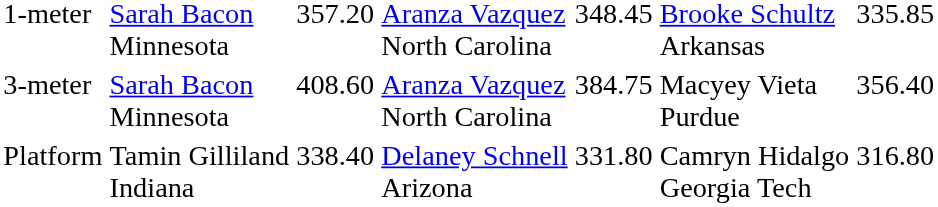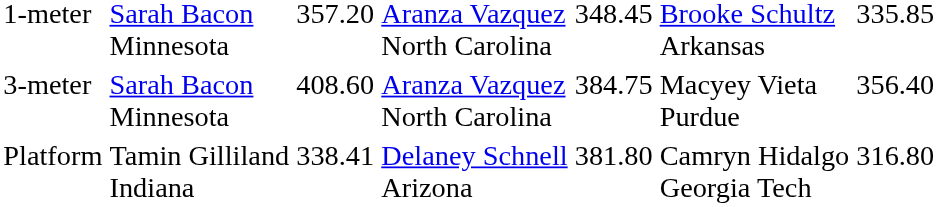(335, 155) 338.40 -> (335, 155) 338.41
(614, 155) 331.80 -> (614, 155) 381.80
